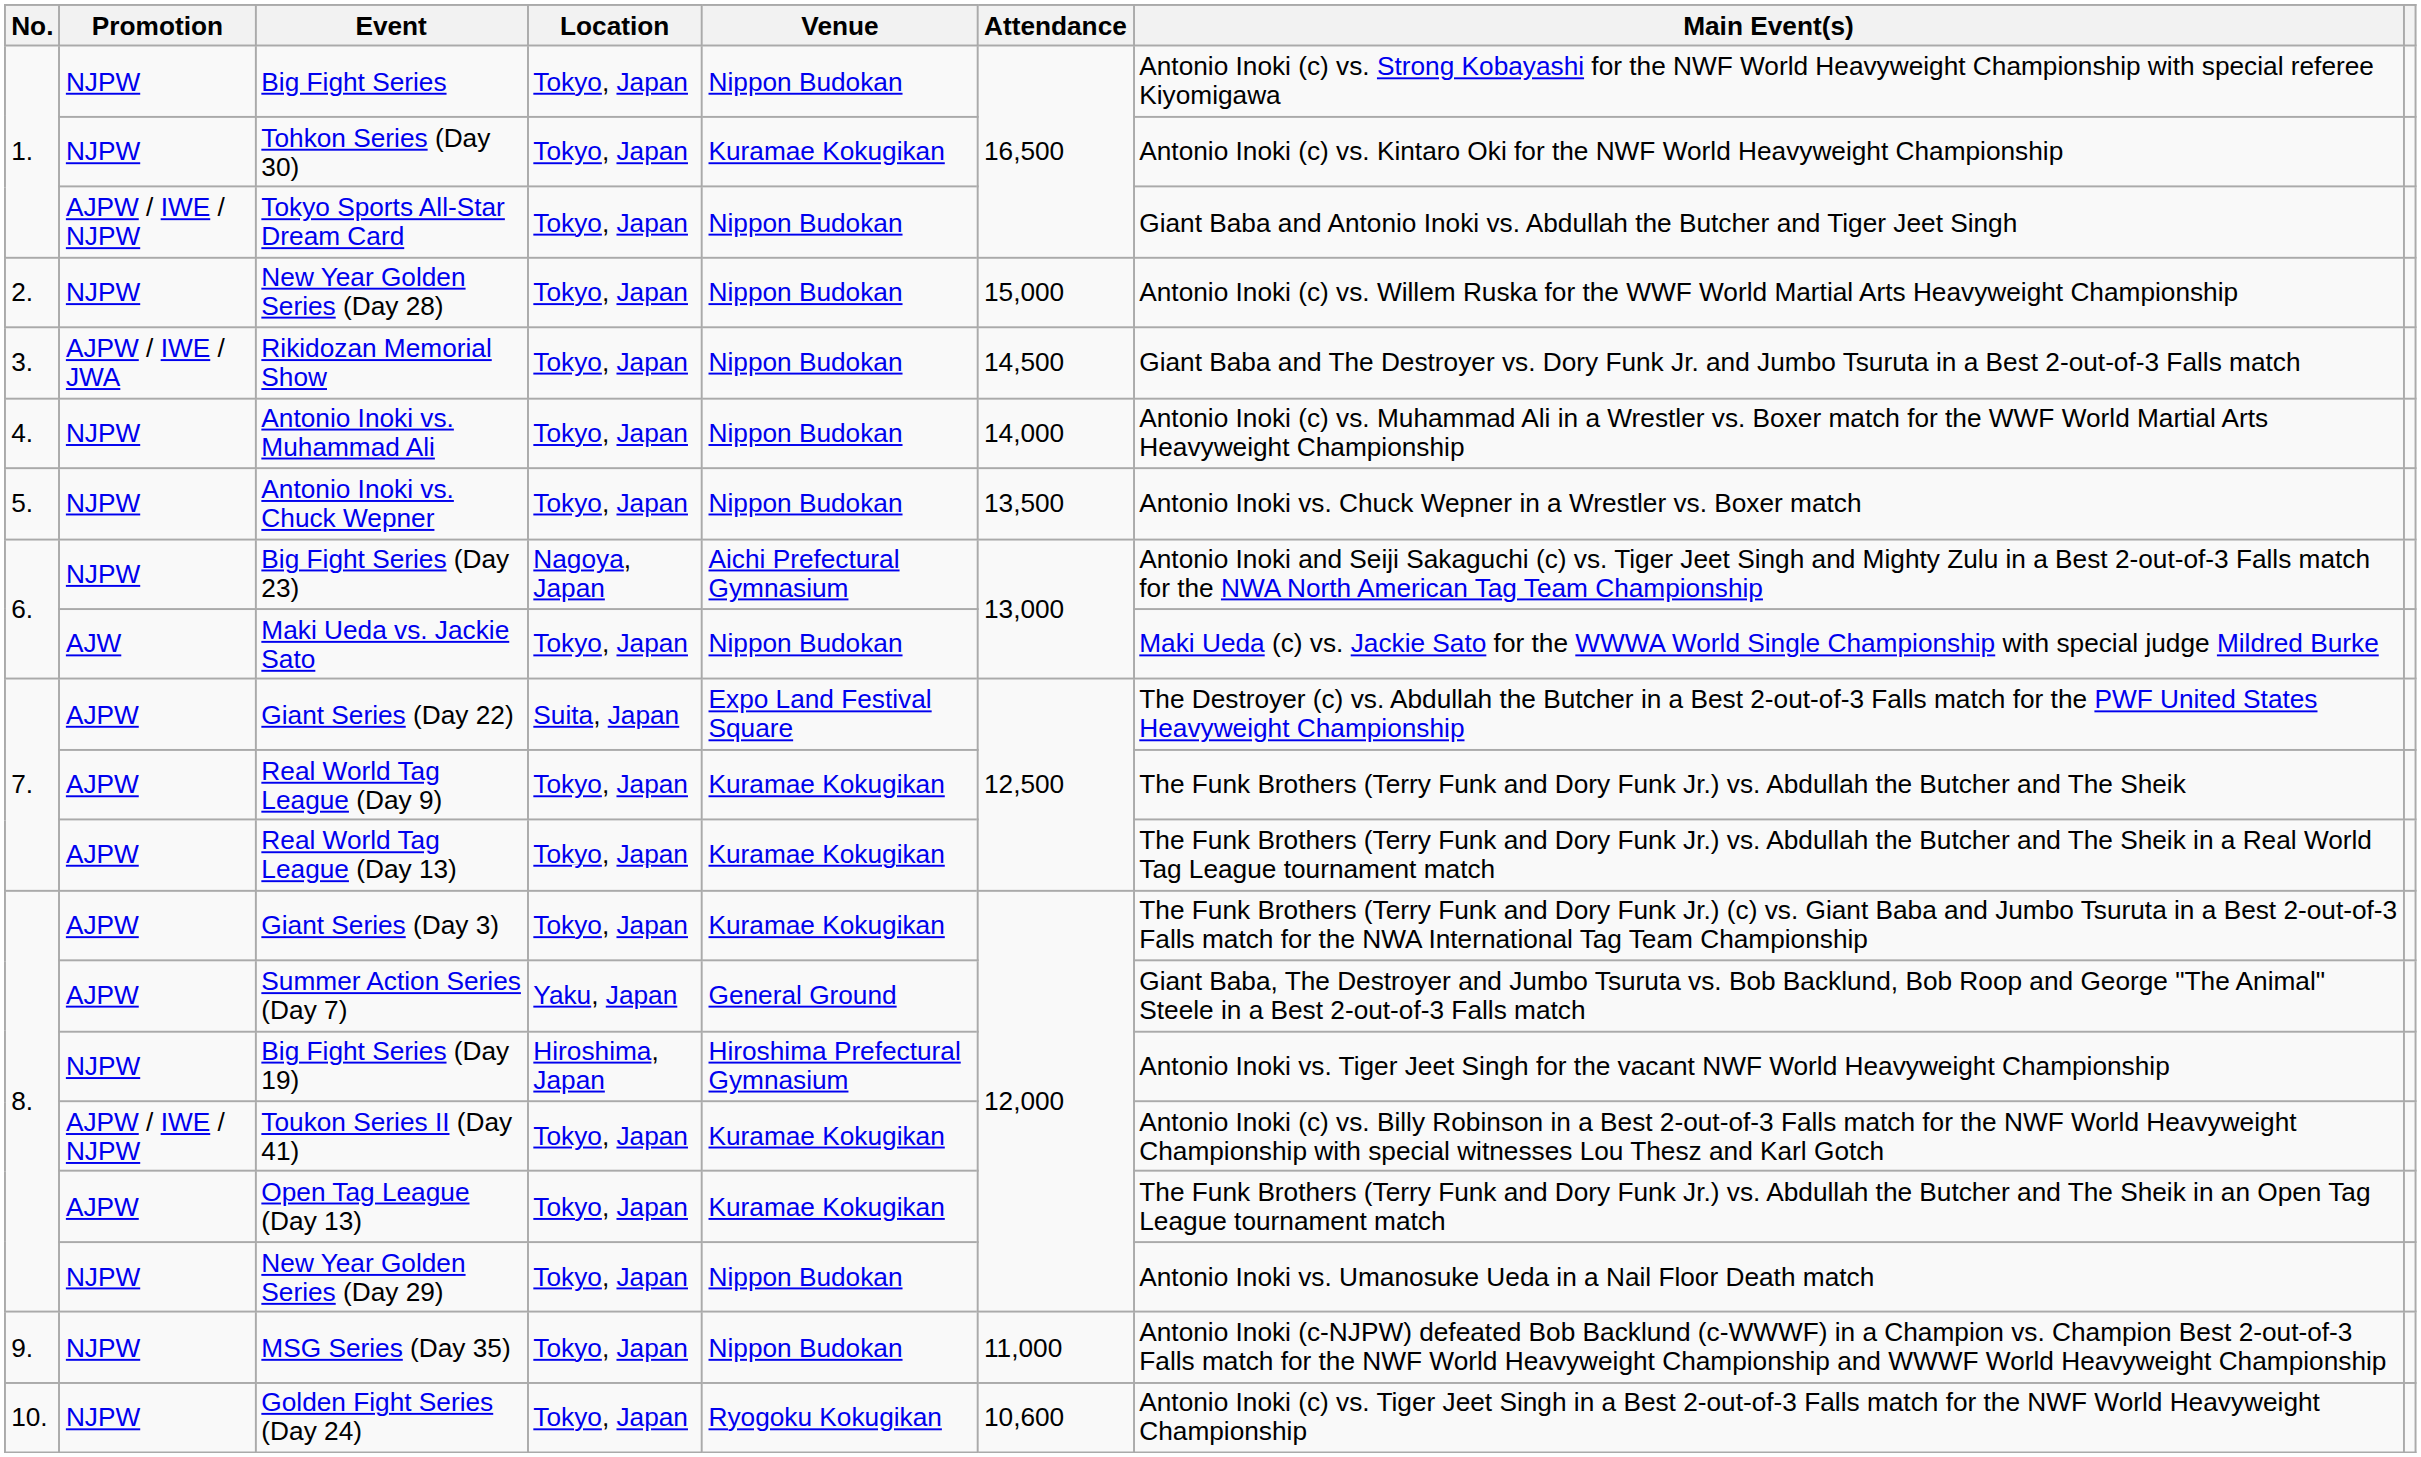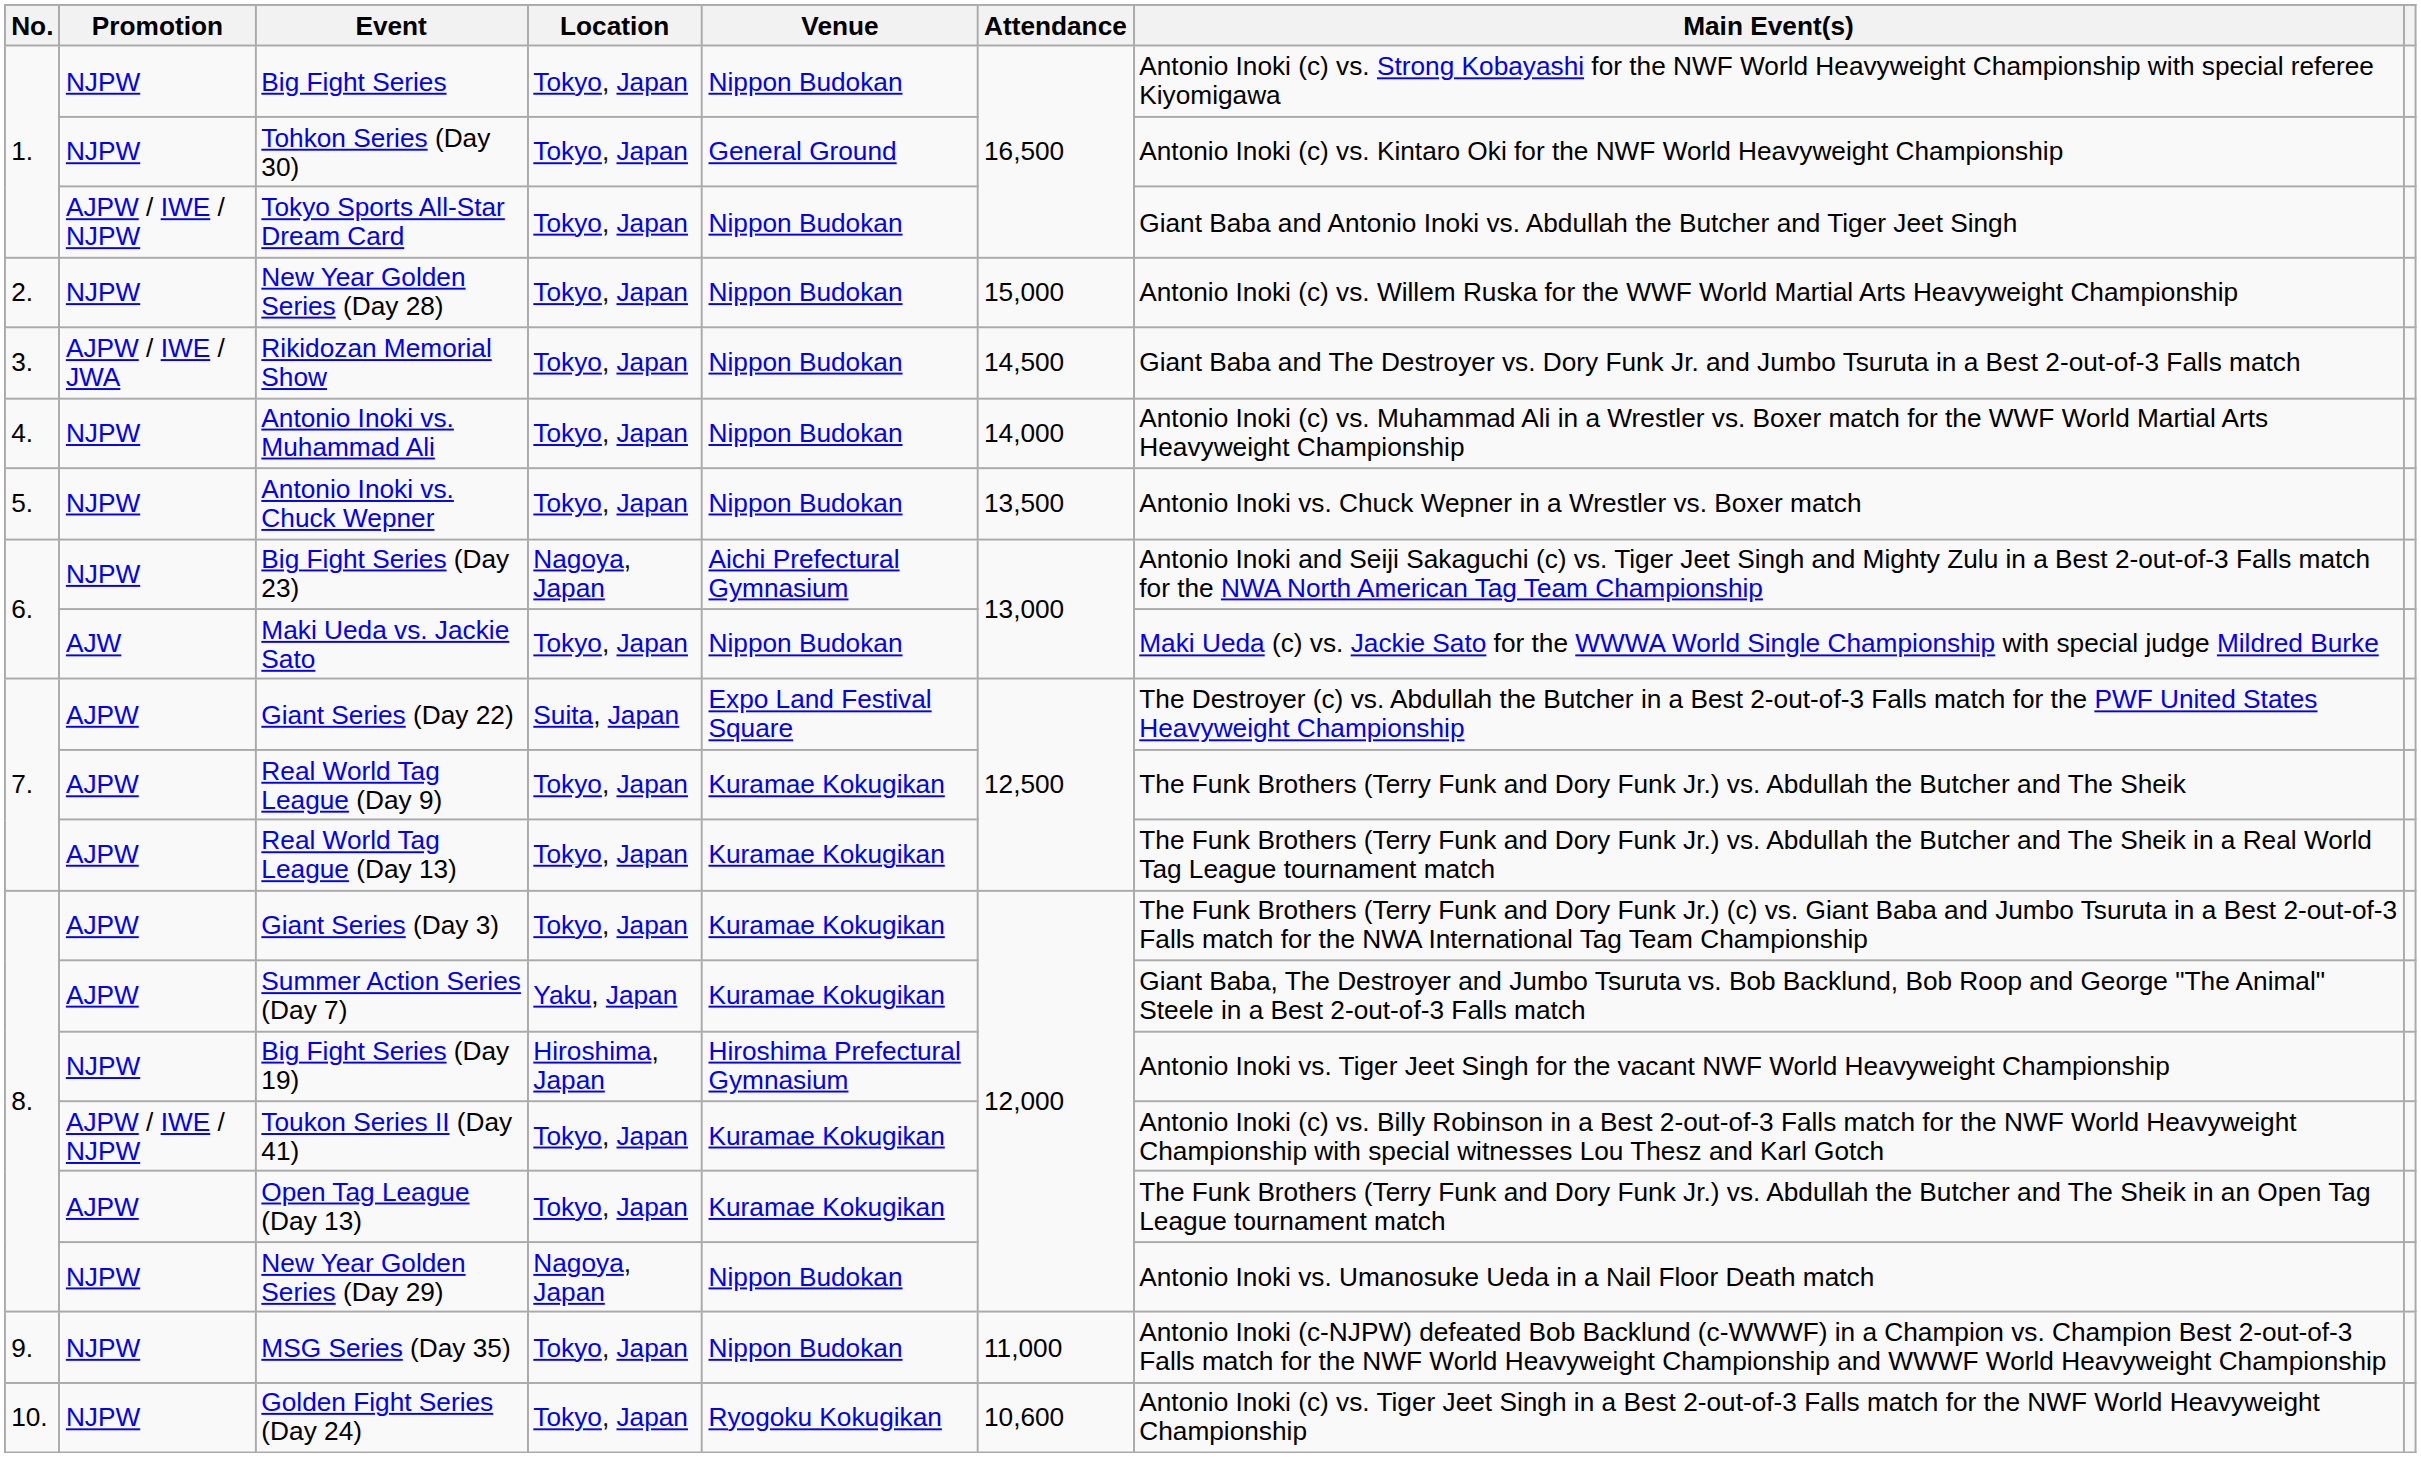(827, 151) Kuramae Kokugikan -> (803, 151) General Ground
(803, 995) General Ground -> (827, 995) Kuramae Kokugikan
(611, 1277) Tokyo, Japan -> (582, 1277) Nagoya, Japan
